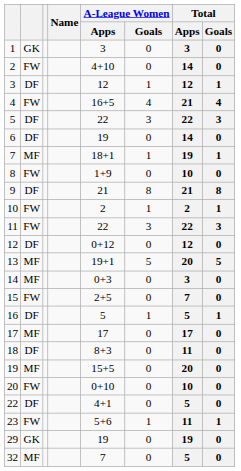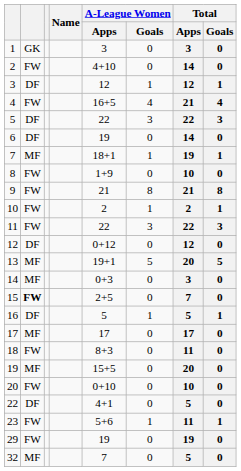(32, 191) DF -> (32, 191) FW
(32, 297) normal -> (32, 297) bold
(32, 350) DF -> (32, 350) FW
(32, 439) GK -> (32, 439) FW
